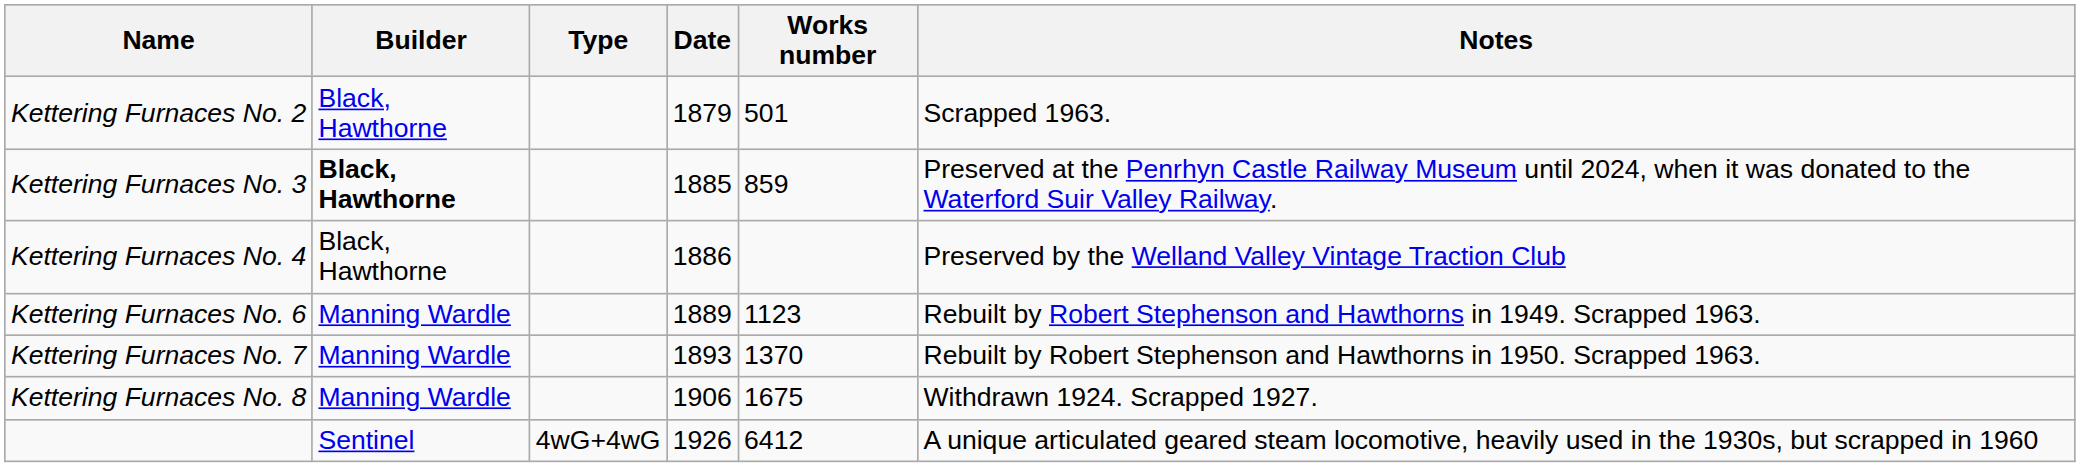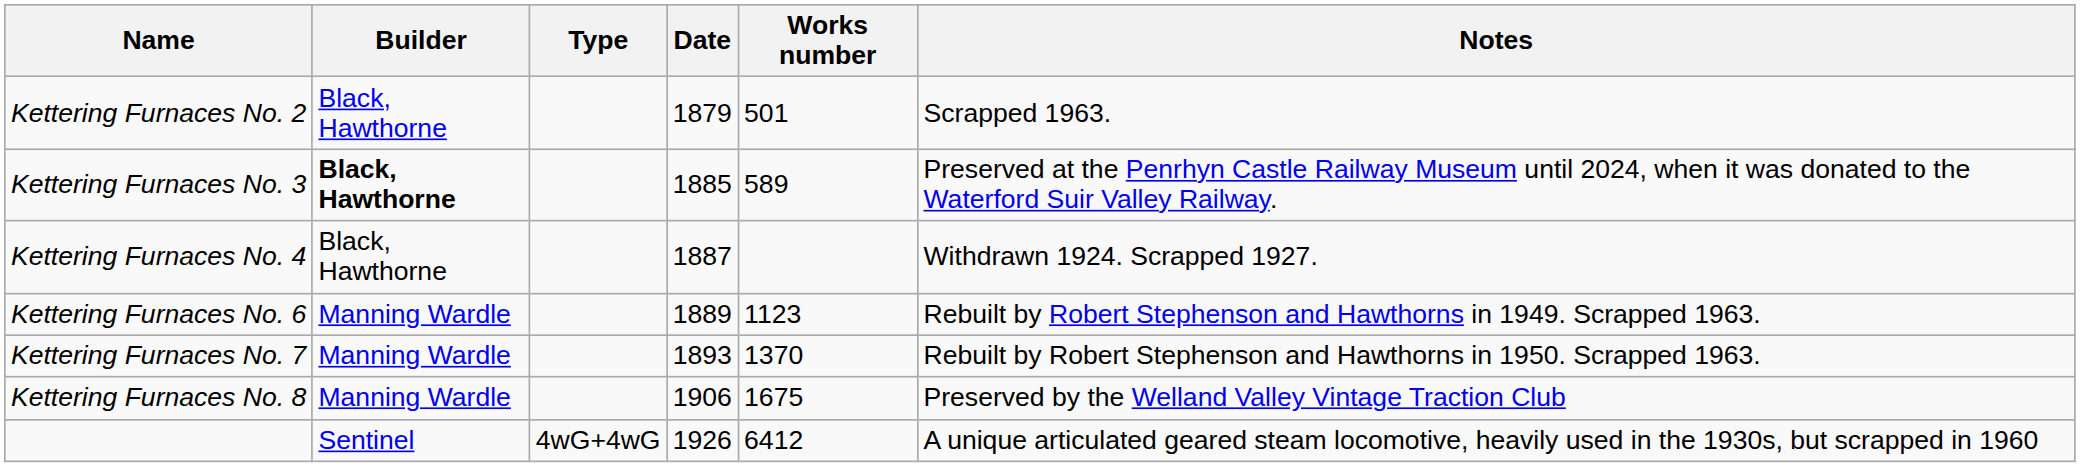(766, 184) 859 -> (766, 184) 589
(702, 256) 1886 -> (702, 256) 1887
(1245, 256) Preserved by the Welland Valley Vintage Traction Club -> (1121, 256) Withdrawn 1924. Scrapped 1927.
(1121, 397) Withdrawn 1924. Scrapped 1927. -> (1245, 397) Preserved by the Welland Valley Vintage Traction Club
